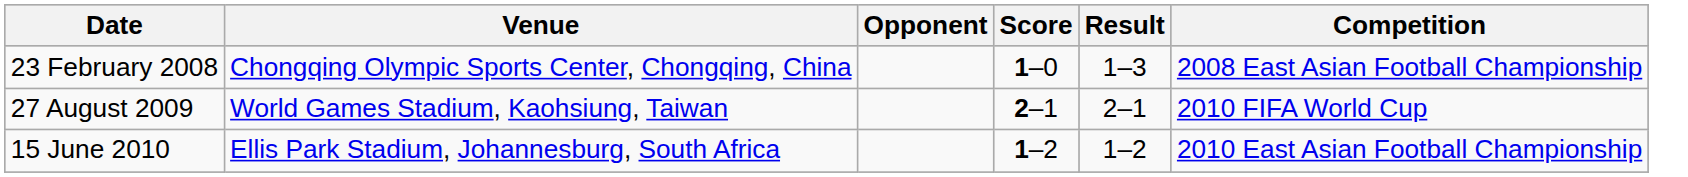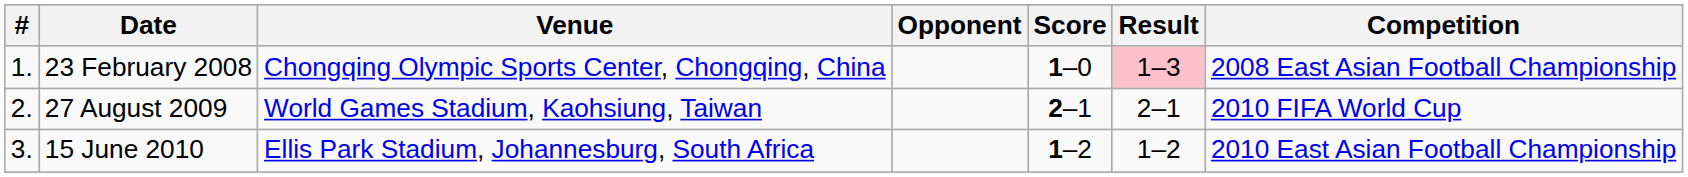+ column: (22, 25)
(1125, 66) no background -> (1159, 66) pink background
